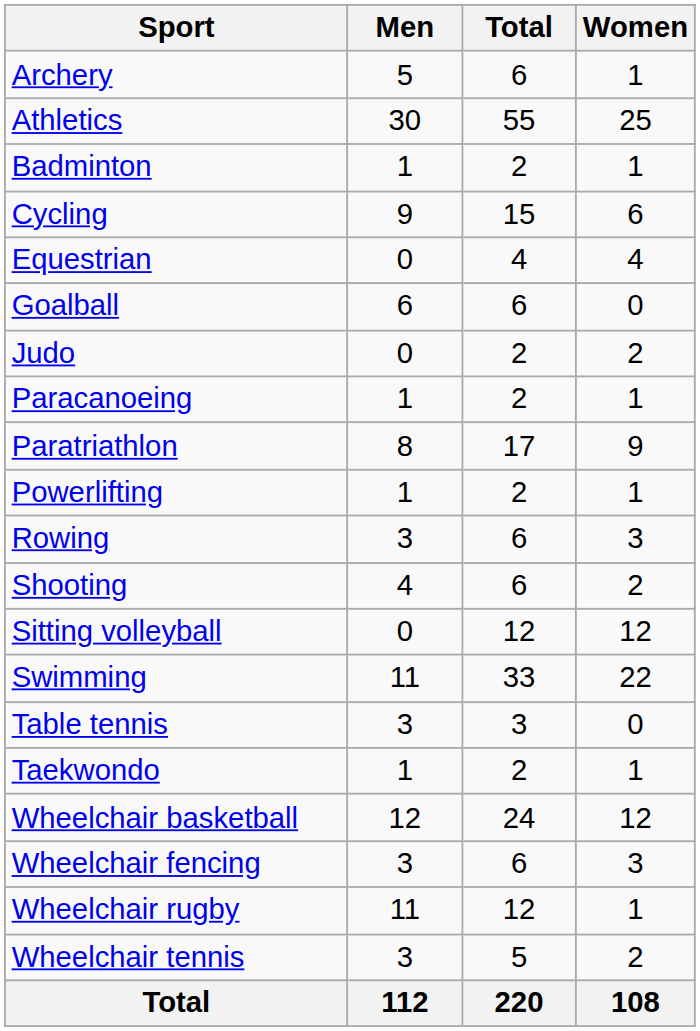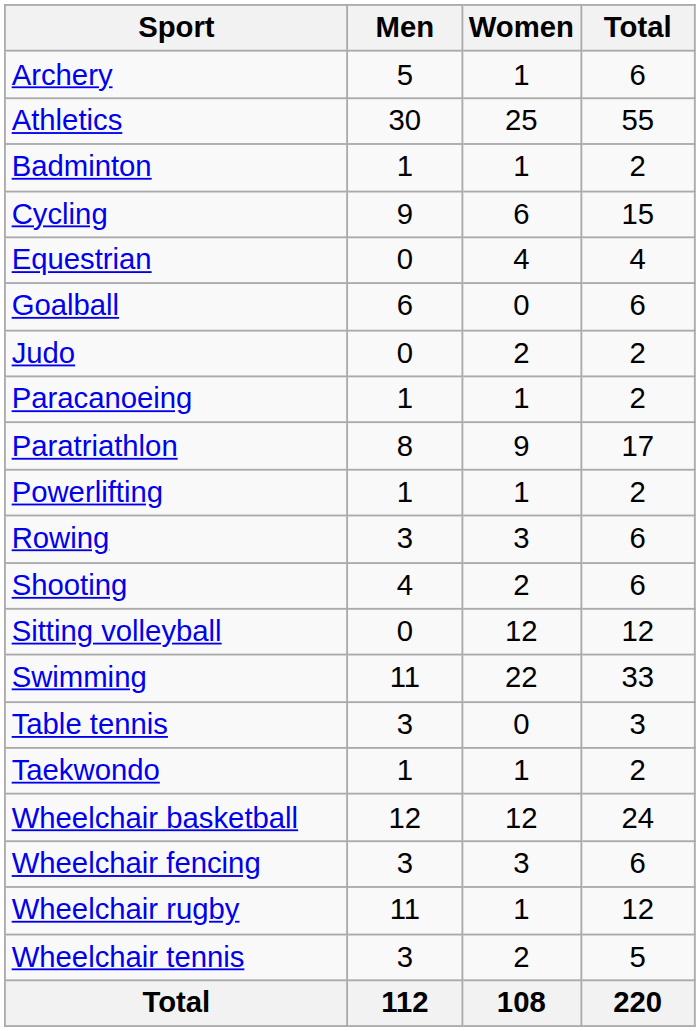columns swapped: (635, 27) <-> (519, 27)
